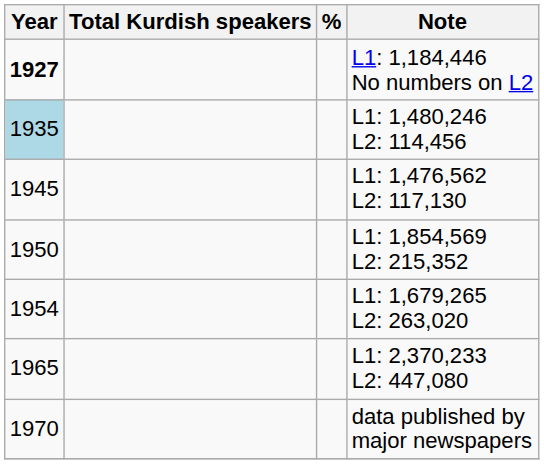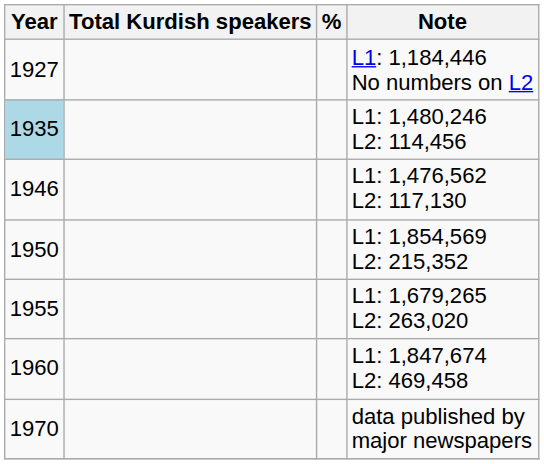(34, 69) bold -> (34, 69) normal
(34, 189) 1945 -> (34, 189) 1946
(34, 308) 1954 -> (34, 308) 1955
+ row: (419, 368)
- row: (419, 368)
